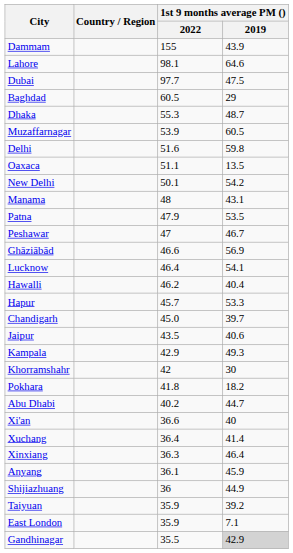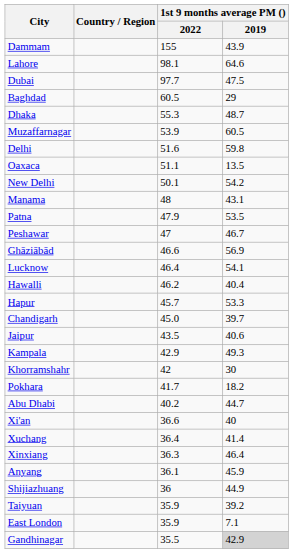(170, 387) 41.8 -> (170, 387) 41.7
